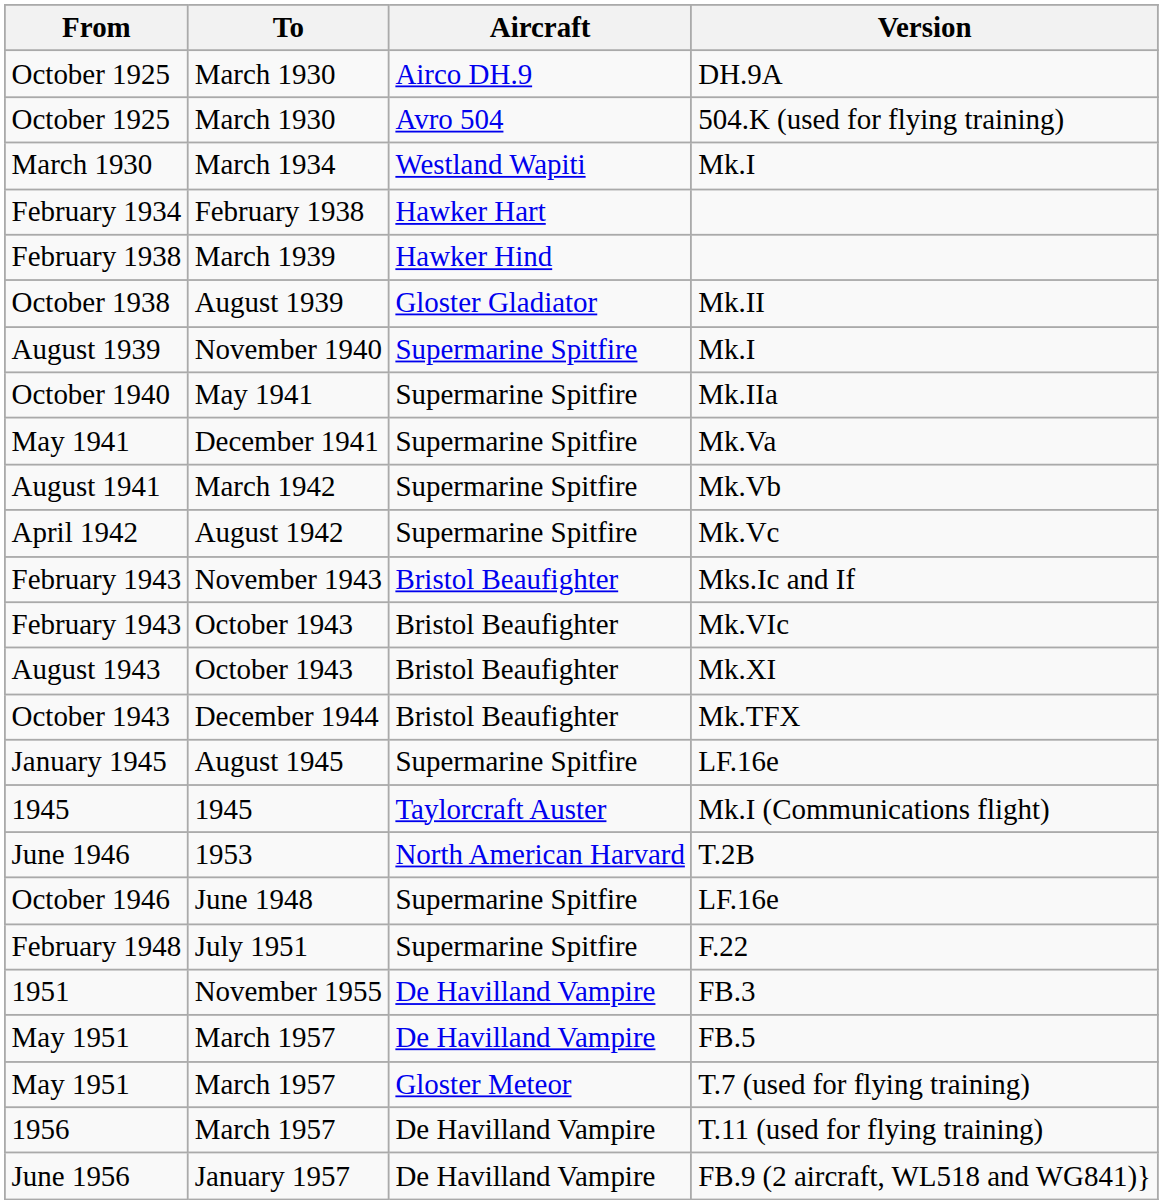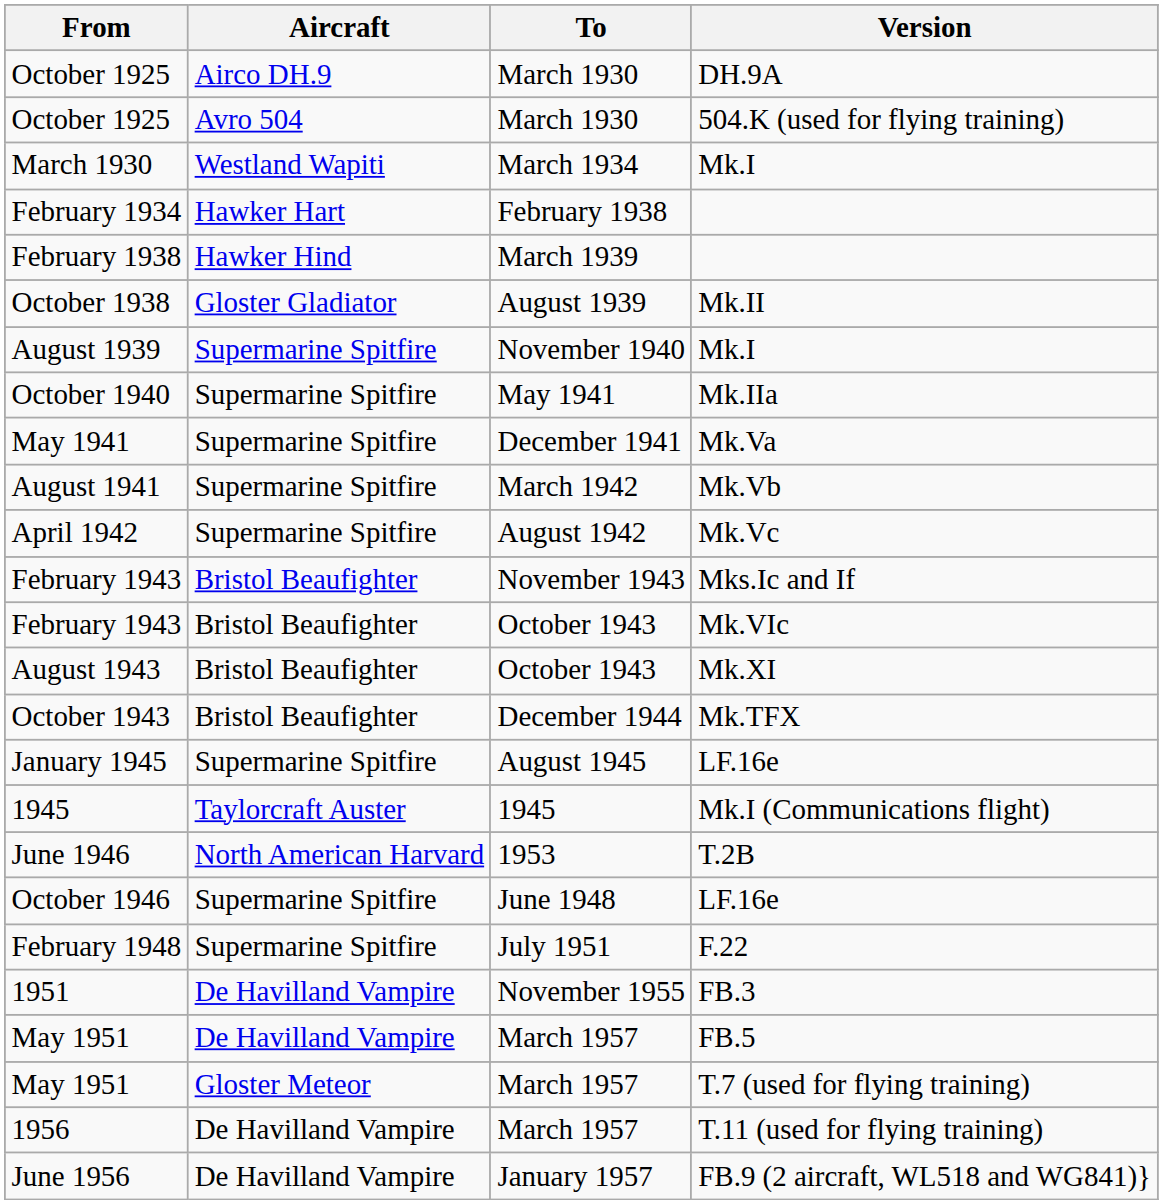columns swapped: (288, 27) <-> (540, 27)
